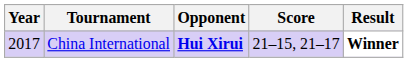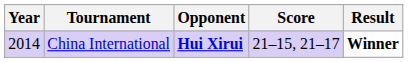(24, 44) 2017 -> (24, 44) 2014
